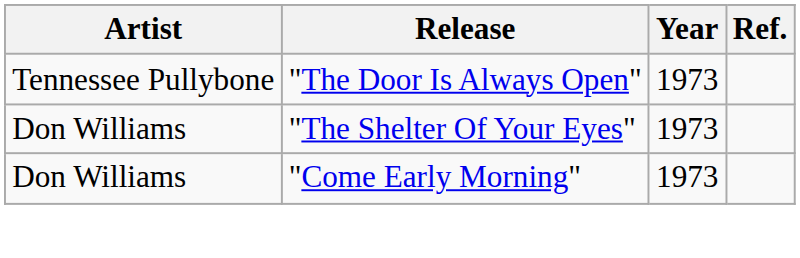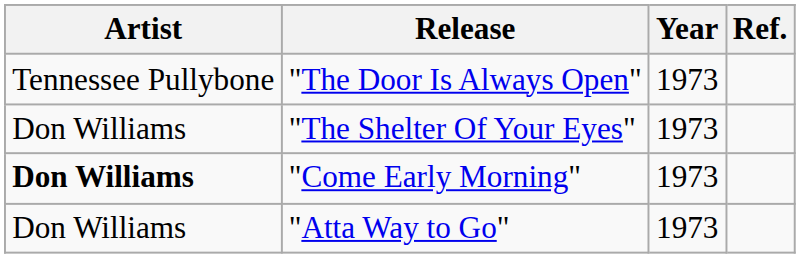(99, 177) normal -> (103, 177) bold
+ row: (399, 227)
